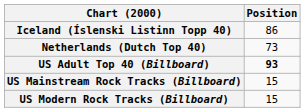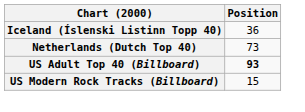(272, 30) 86 -> (253, 30) 36
- row: (124, 82)
